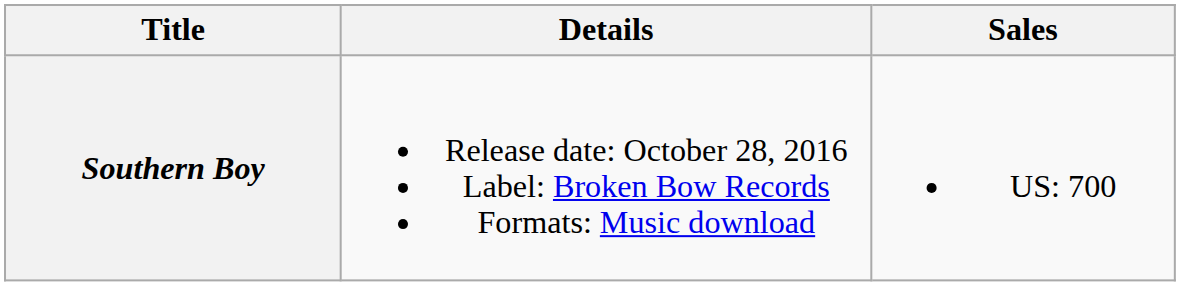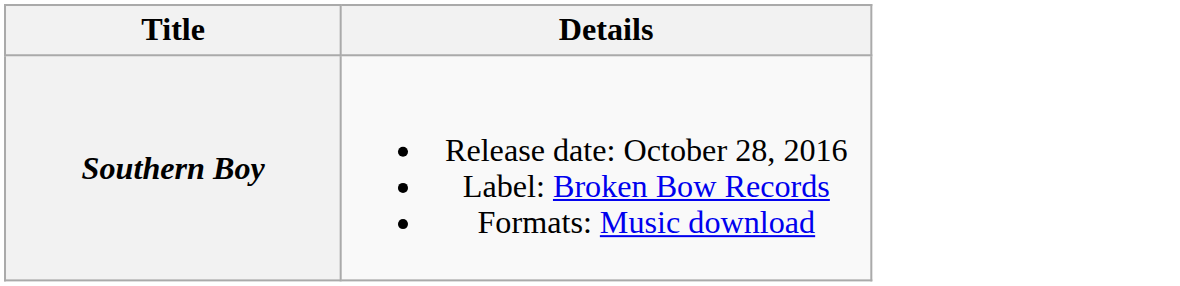- column: (1023, 30)
